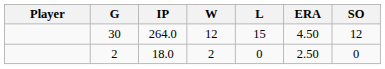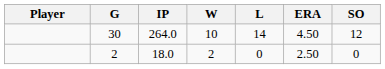(211, 34) 12 -> (211, 34) 10
(259, 34) 15 -> (259, 34) 14
